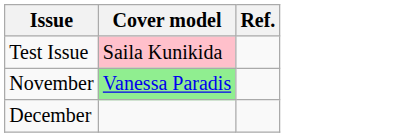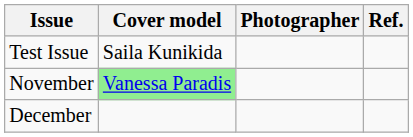+ column: (300, 20)
(163, 52) pink background -> (163, 52) no background
